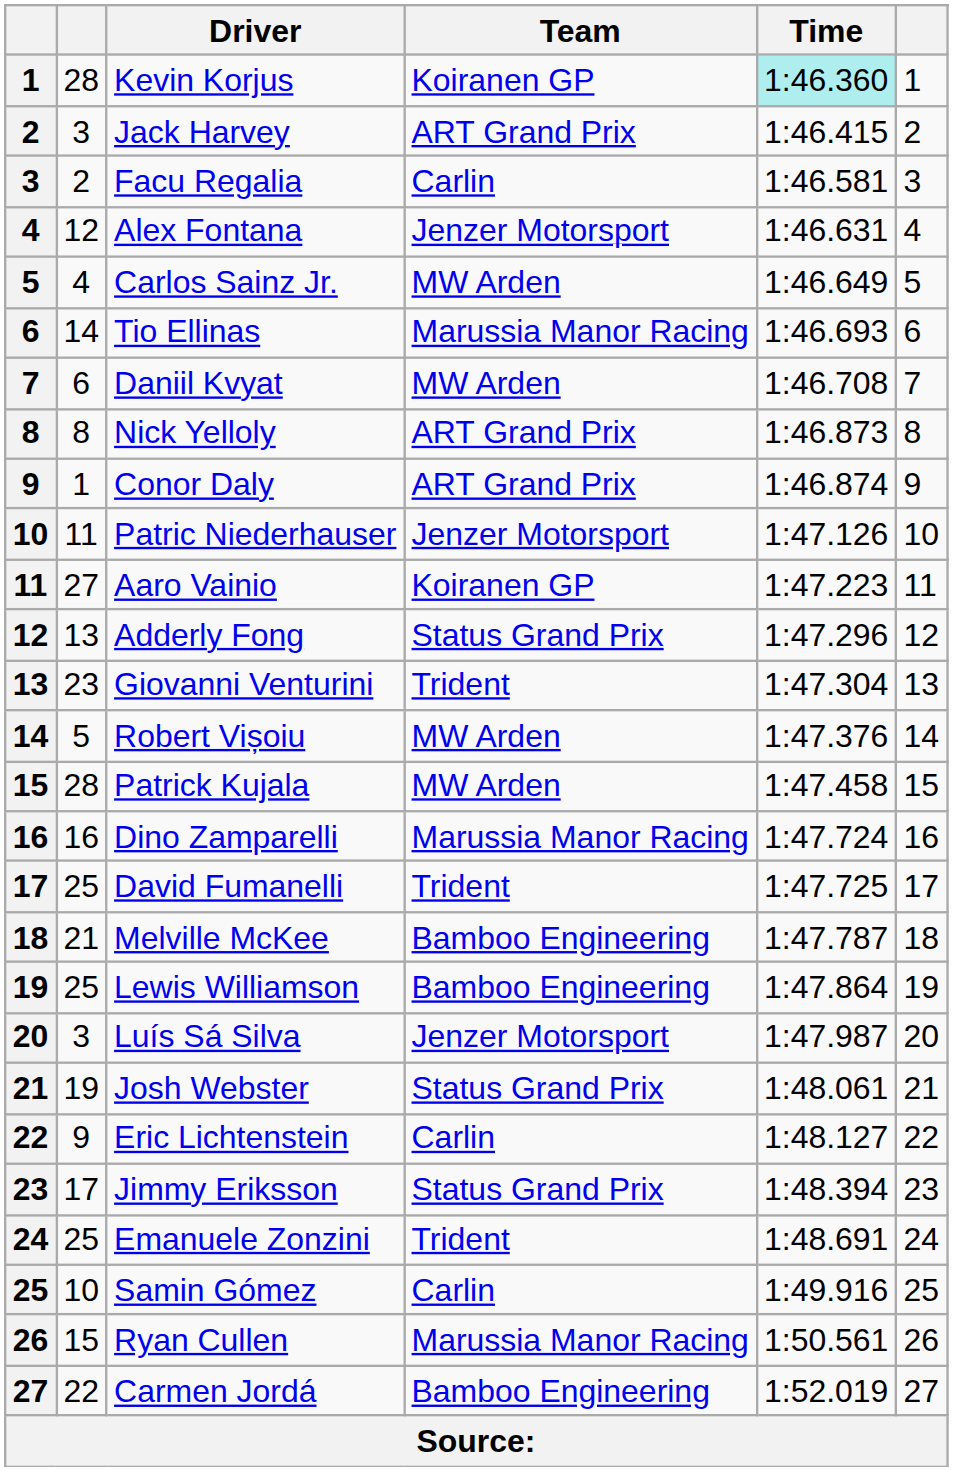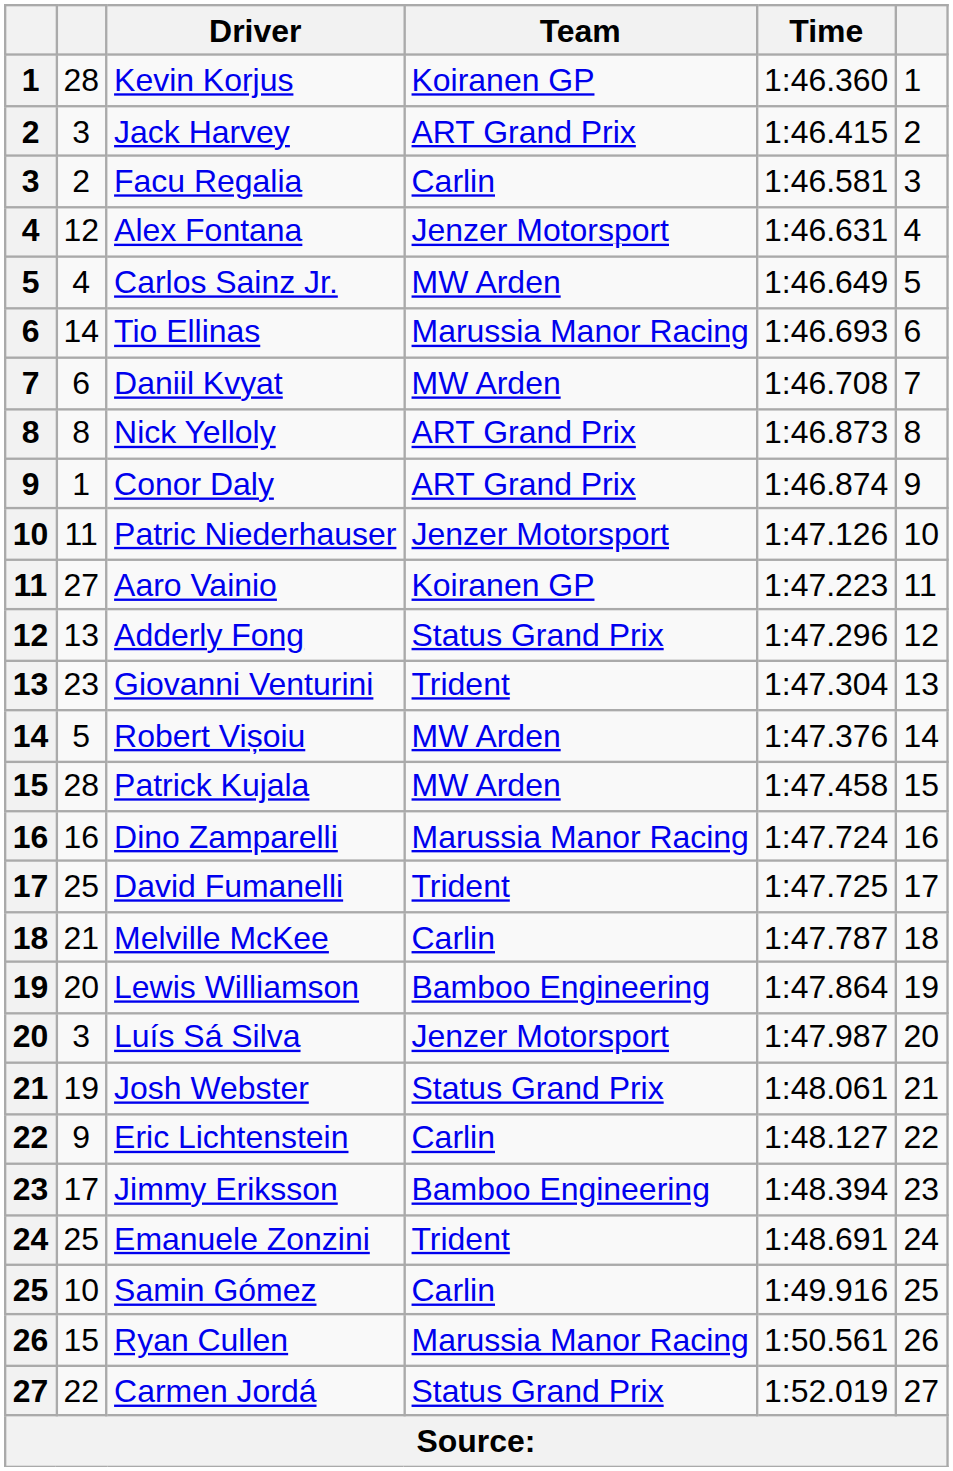(826, 80) paleturquoise background -> (826, 80) no background
(561, 937) Bamboo Engineering -> (453, 937) Carlin
(81, 987) 25 -> (81, 987) 20
(538, 1189) Status Grand Prix -> (561, 1189) Bamboo Engineering
(561, 1390) Bamboo Engineering -> (538, 1390) Status Grand Prix
